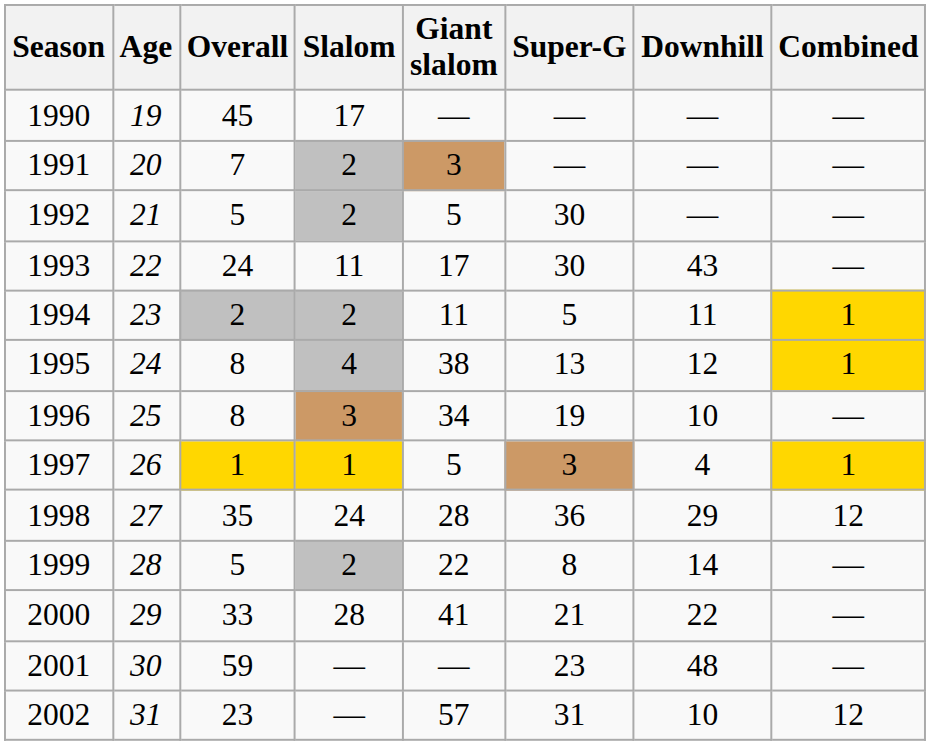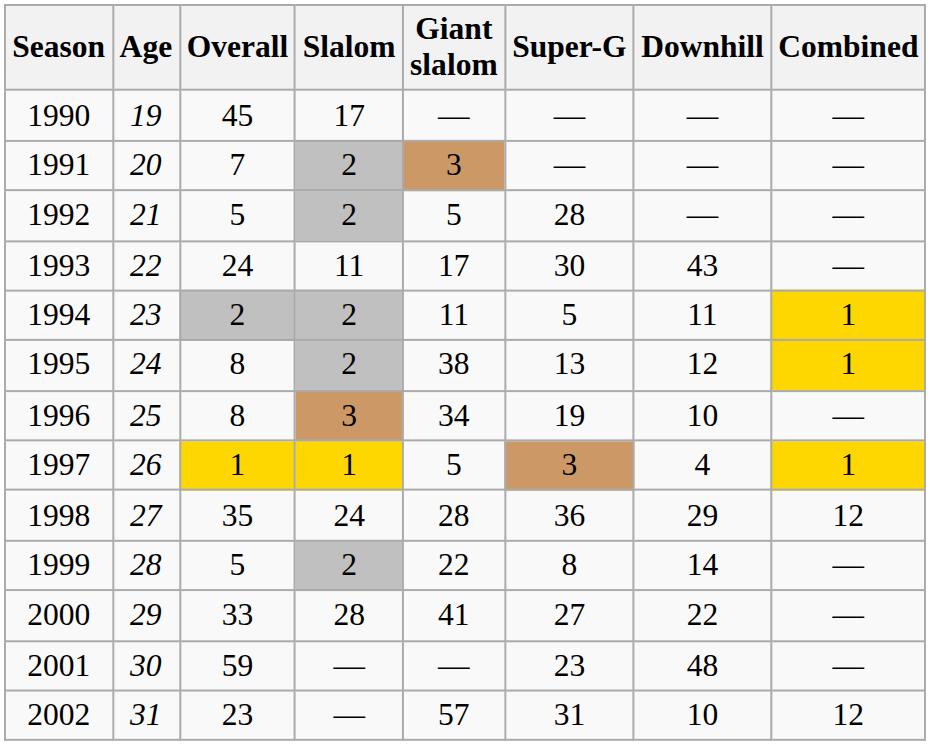(569, 214) 30 -> (569, 214) 28
(349, 364) 4 -> (349, 364) 2
(569, 614) 21 -> (569, 614) 27
